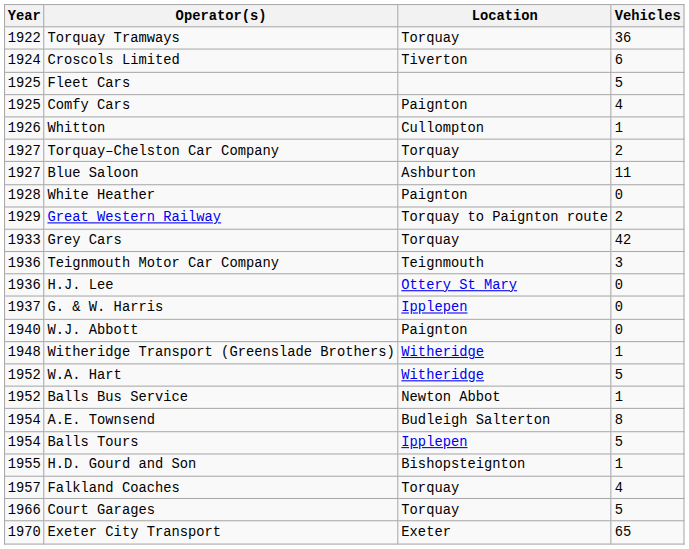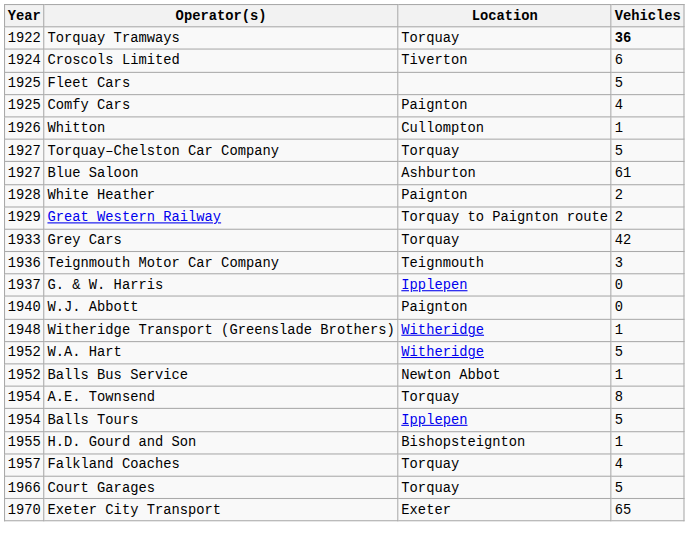(623, 38) normal -> (623, 38) bold
(619, 151) 2 -> (619, 151) 5
(623, 173) 11 -> (623, 173) 61
(619, 195) 0 -> (619, 195) 2
- row: (81, 285)
(476, 420) Budleigh Salterton -> (430, 398) Torquay
